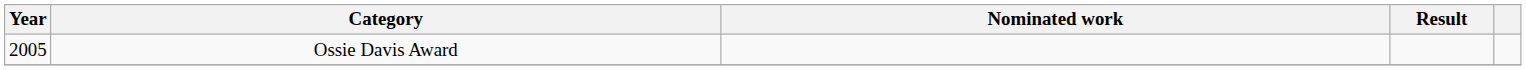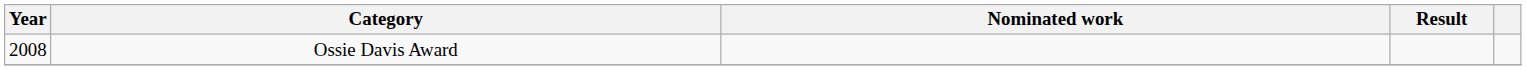(28, 49) 2005 -> (28, 49) 2008
